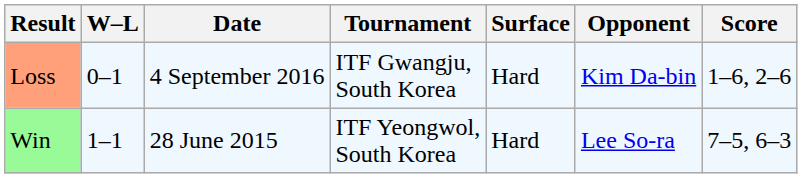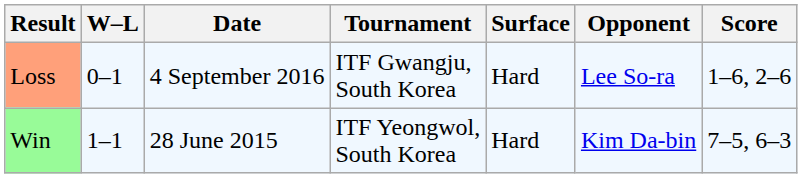(639, 75) Kim Da-bin -> (628, 75) Lee So-ra
(628, 140) Lee So-ra -> (639, 140) Kim Da-bin
